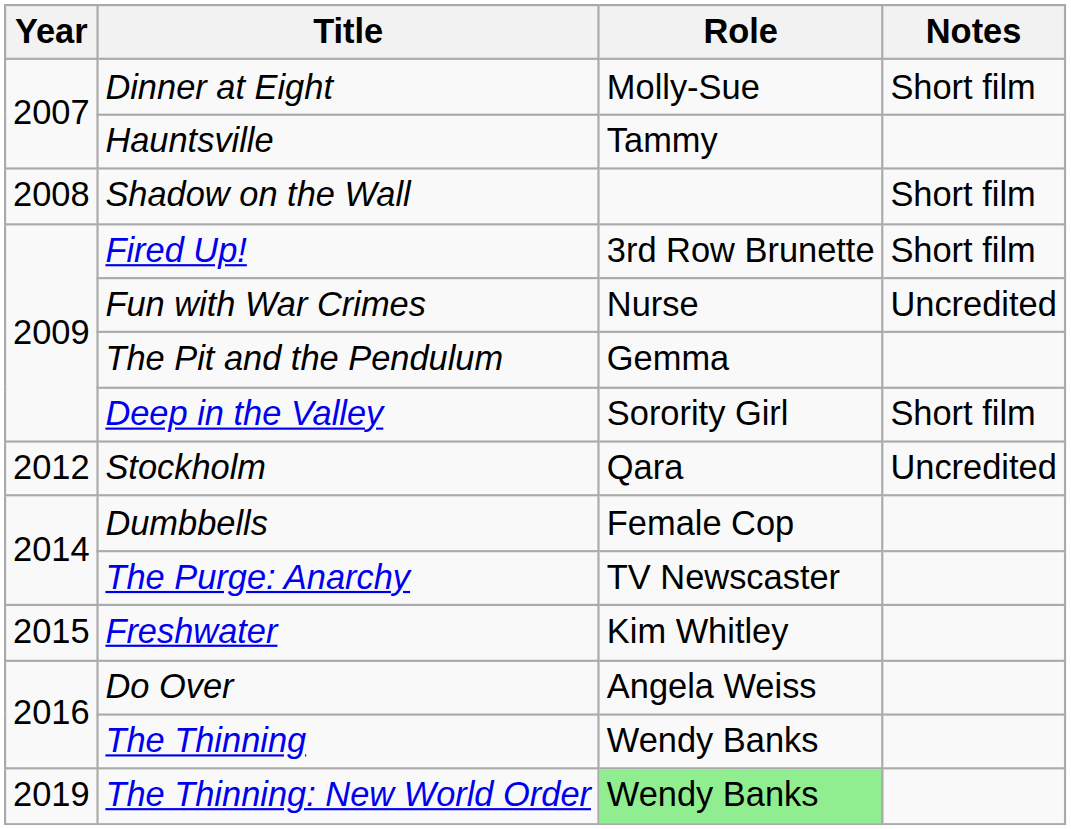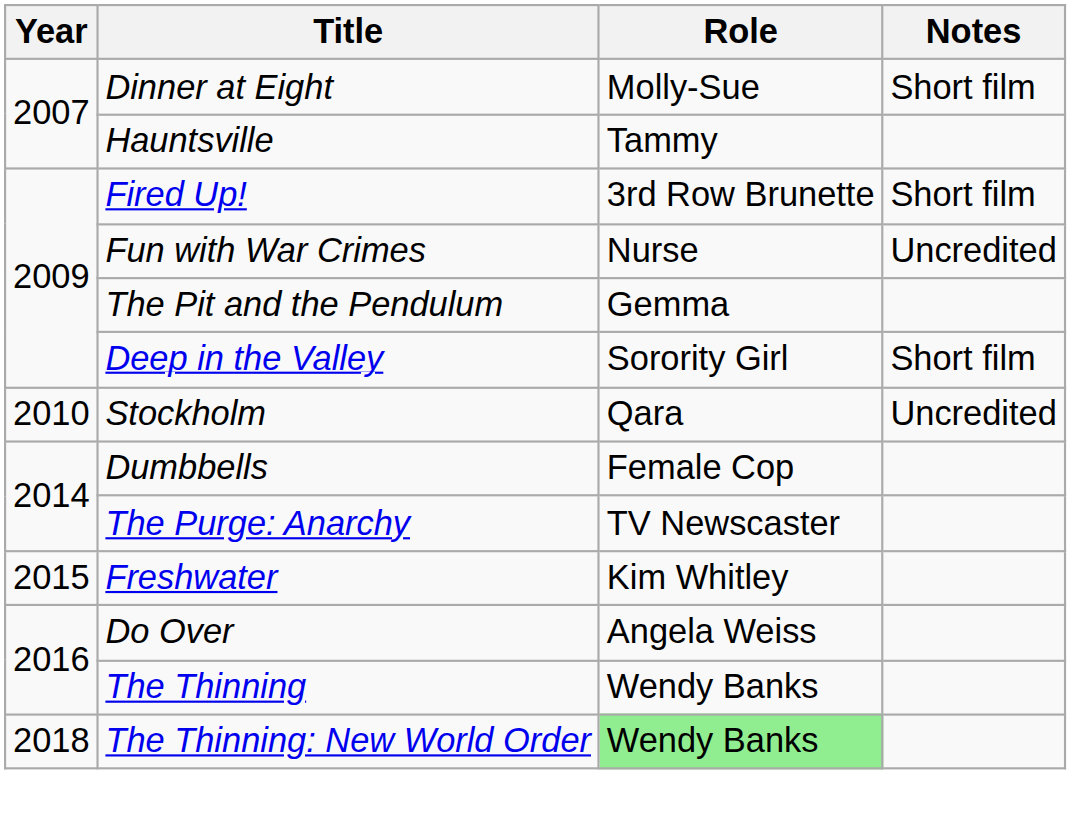- row: (258, 195)
(51, 468) 2012 -> (51, 413) 2010
(51, 795) 2019 -> (51, 741) 2018
